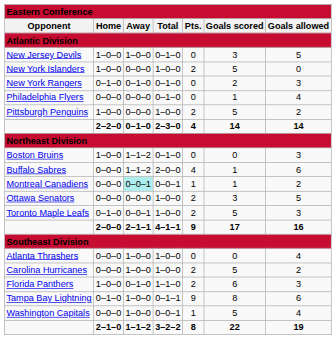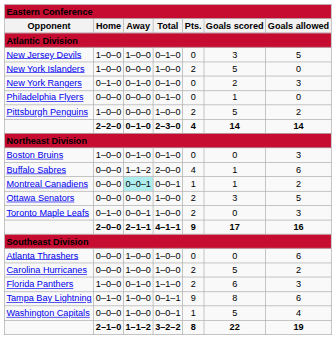(298, 97) 4 -> (298, 97) 0
(138, 155) 1–1–2 -> (138, 155) 0–1–0
(235, 212) 5 -> (235, 212) 0
(298, 255) 4 -> (298, 255) 6
